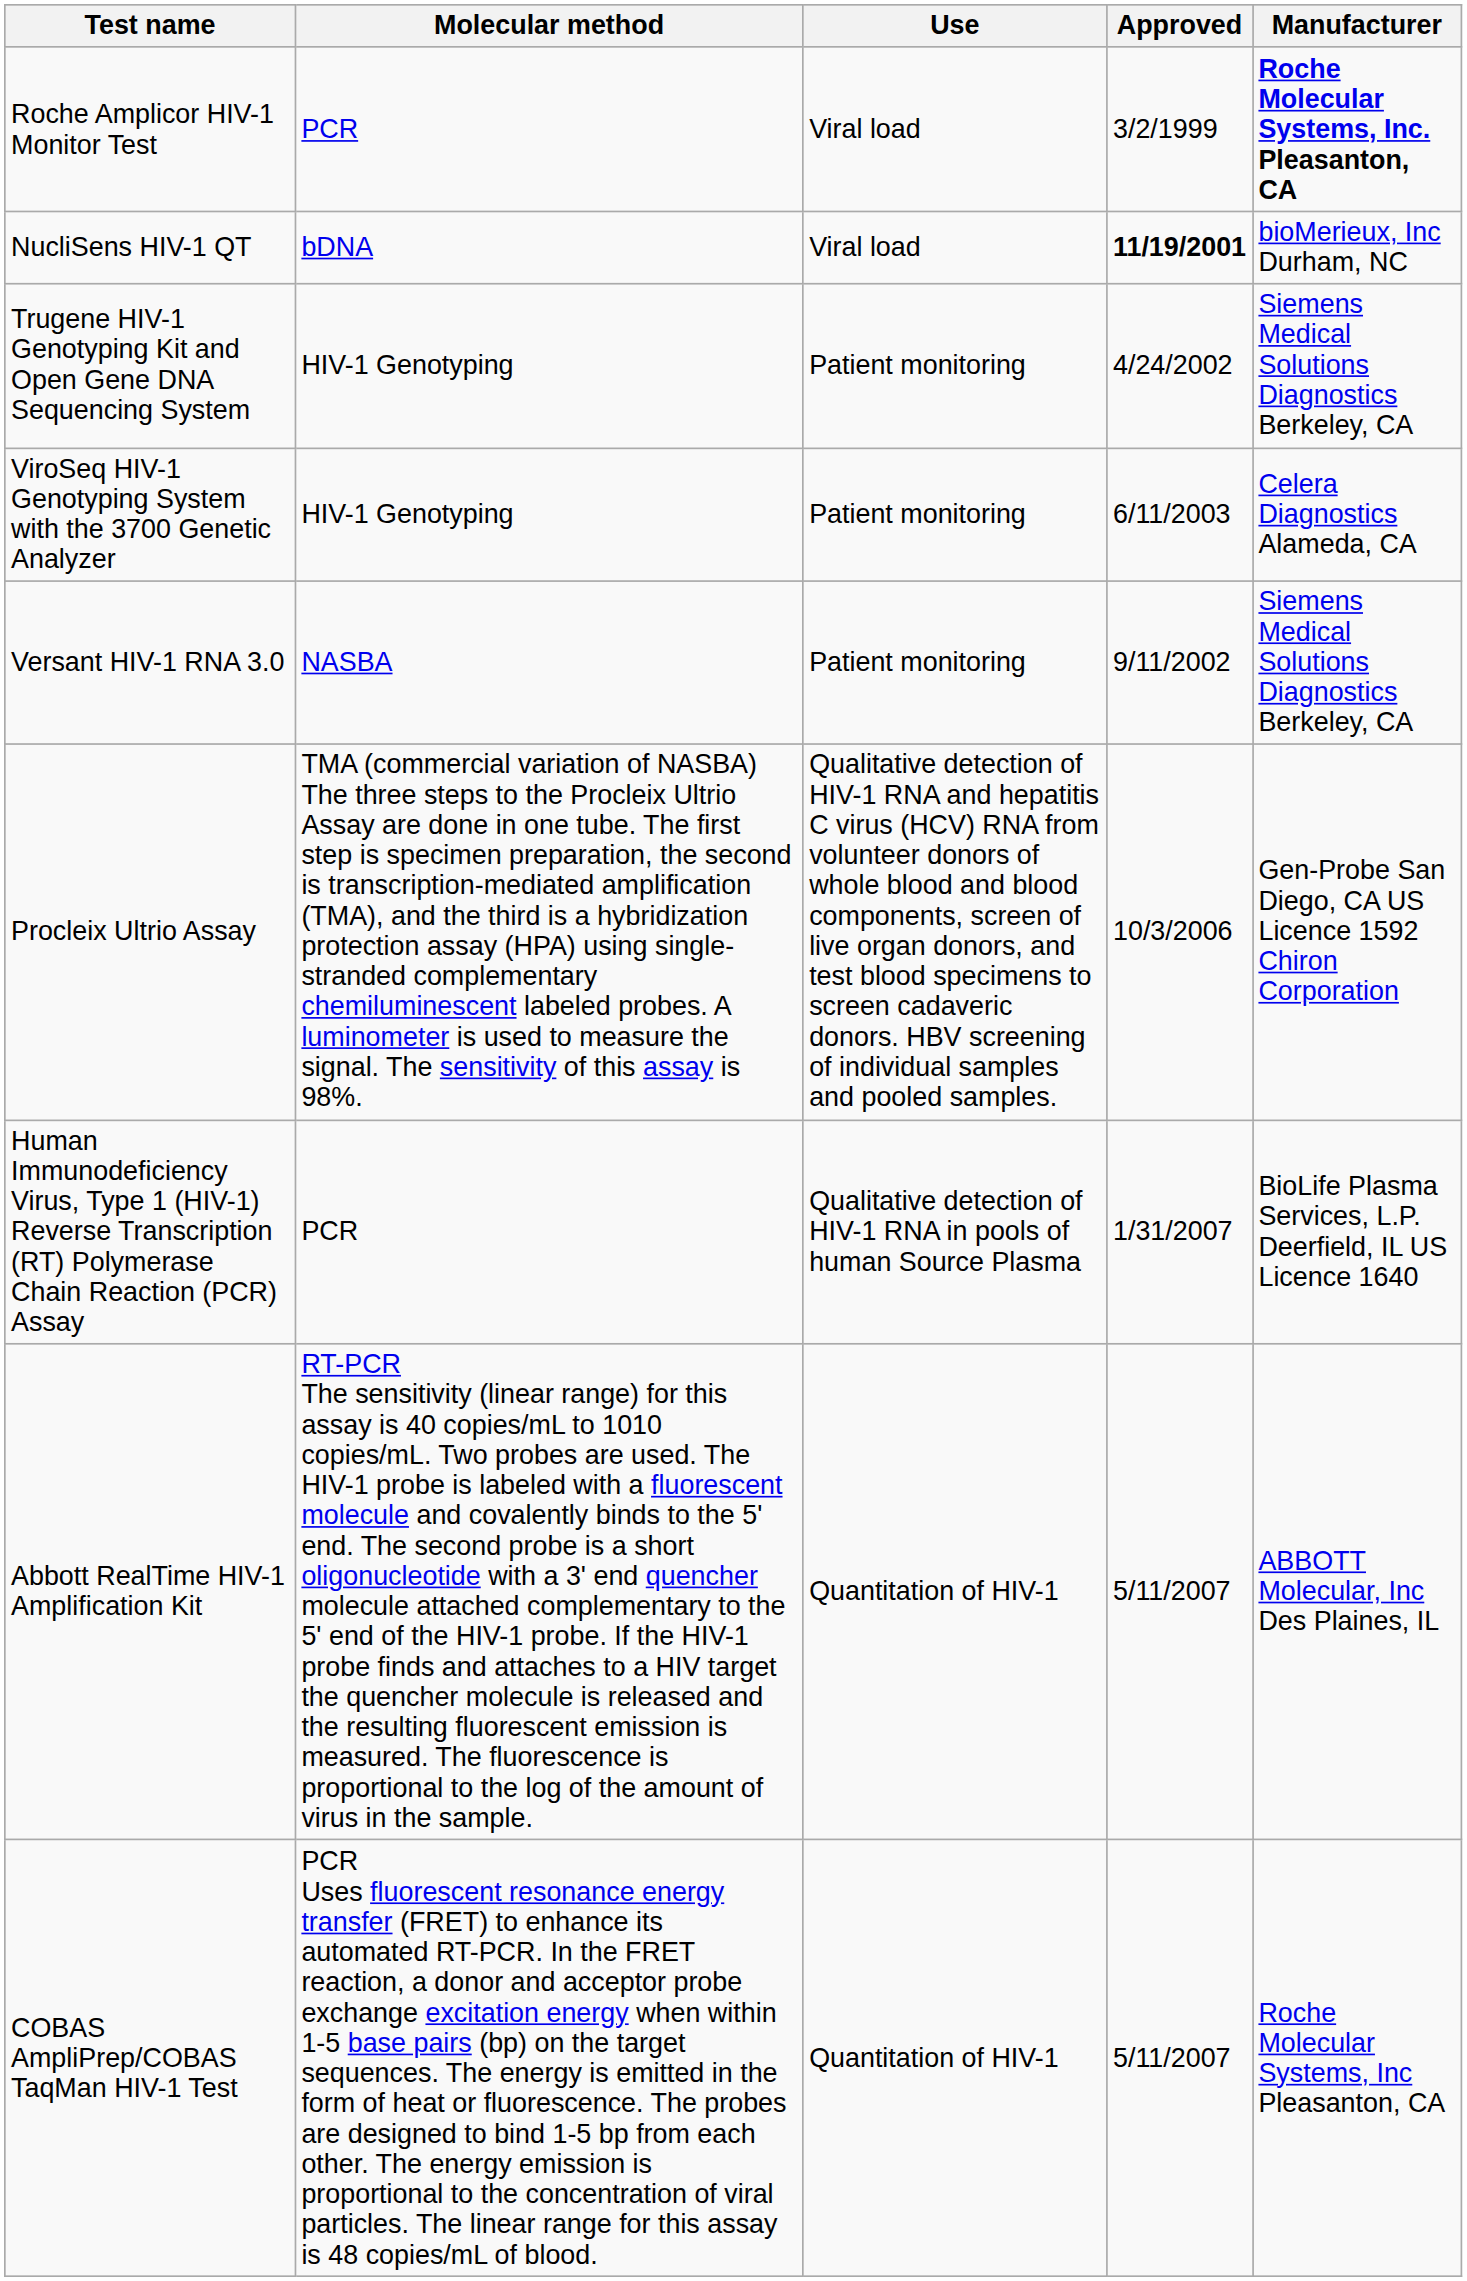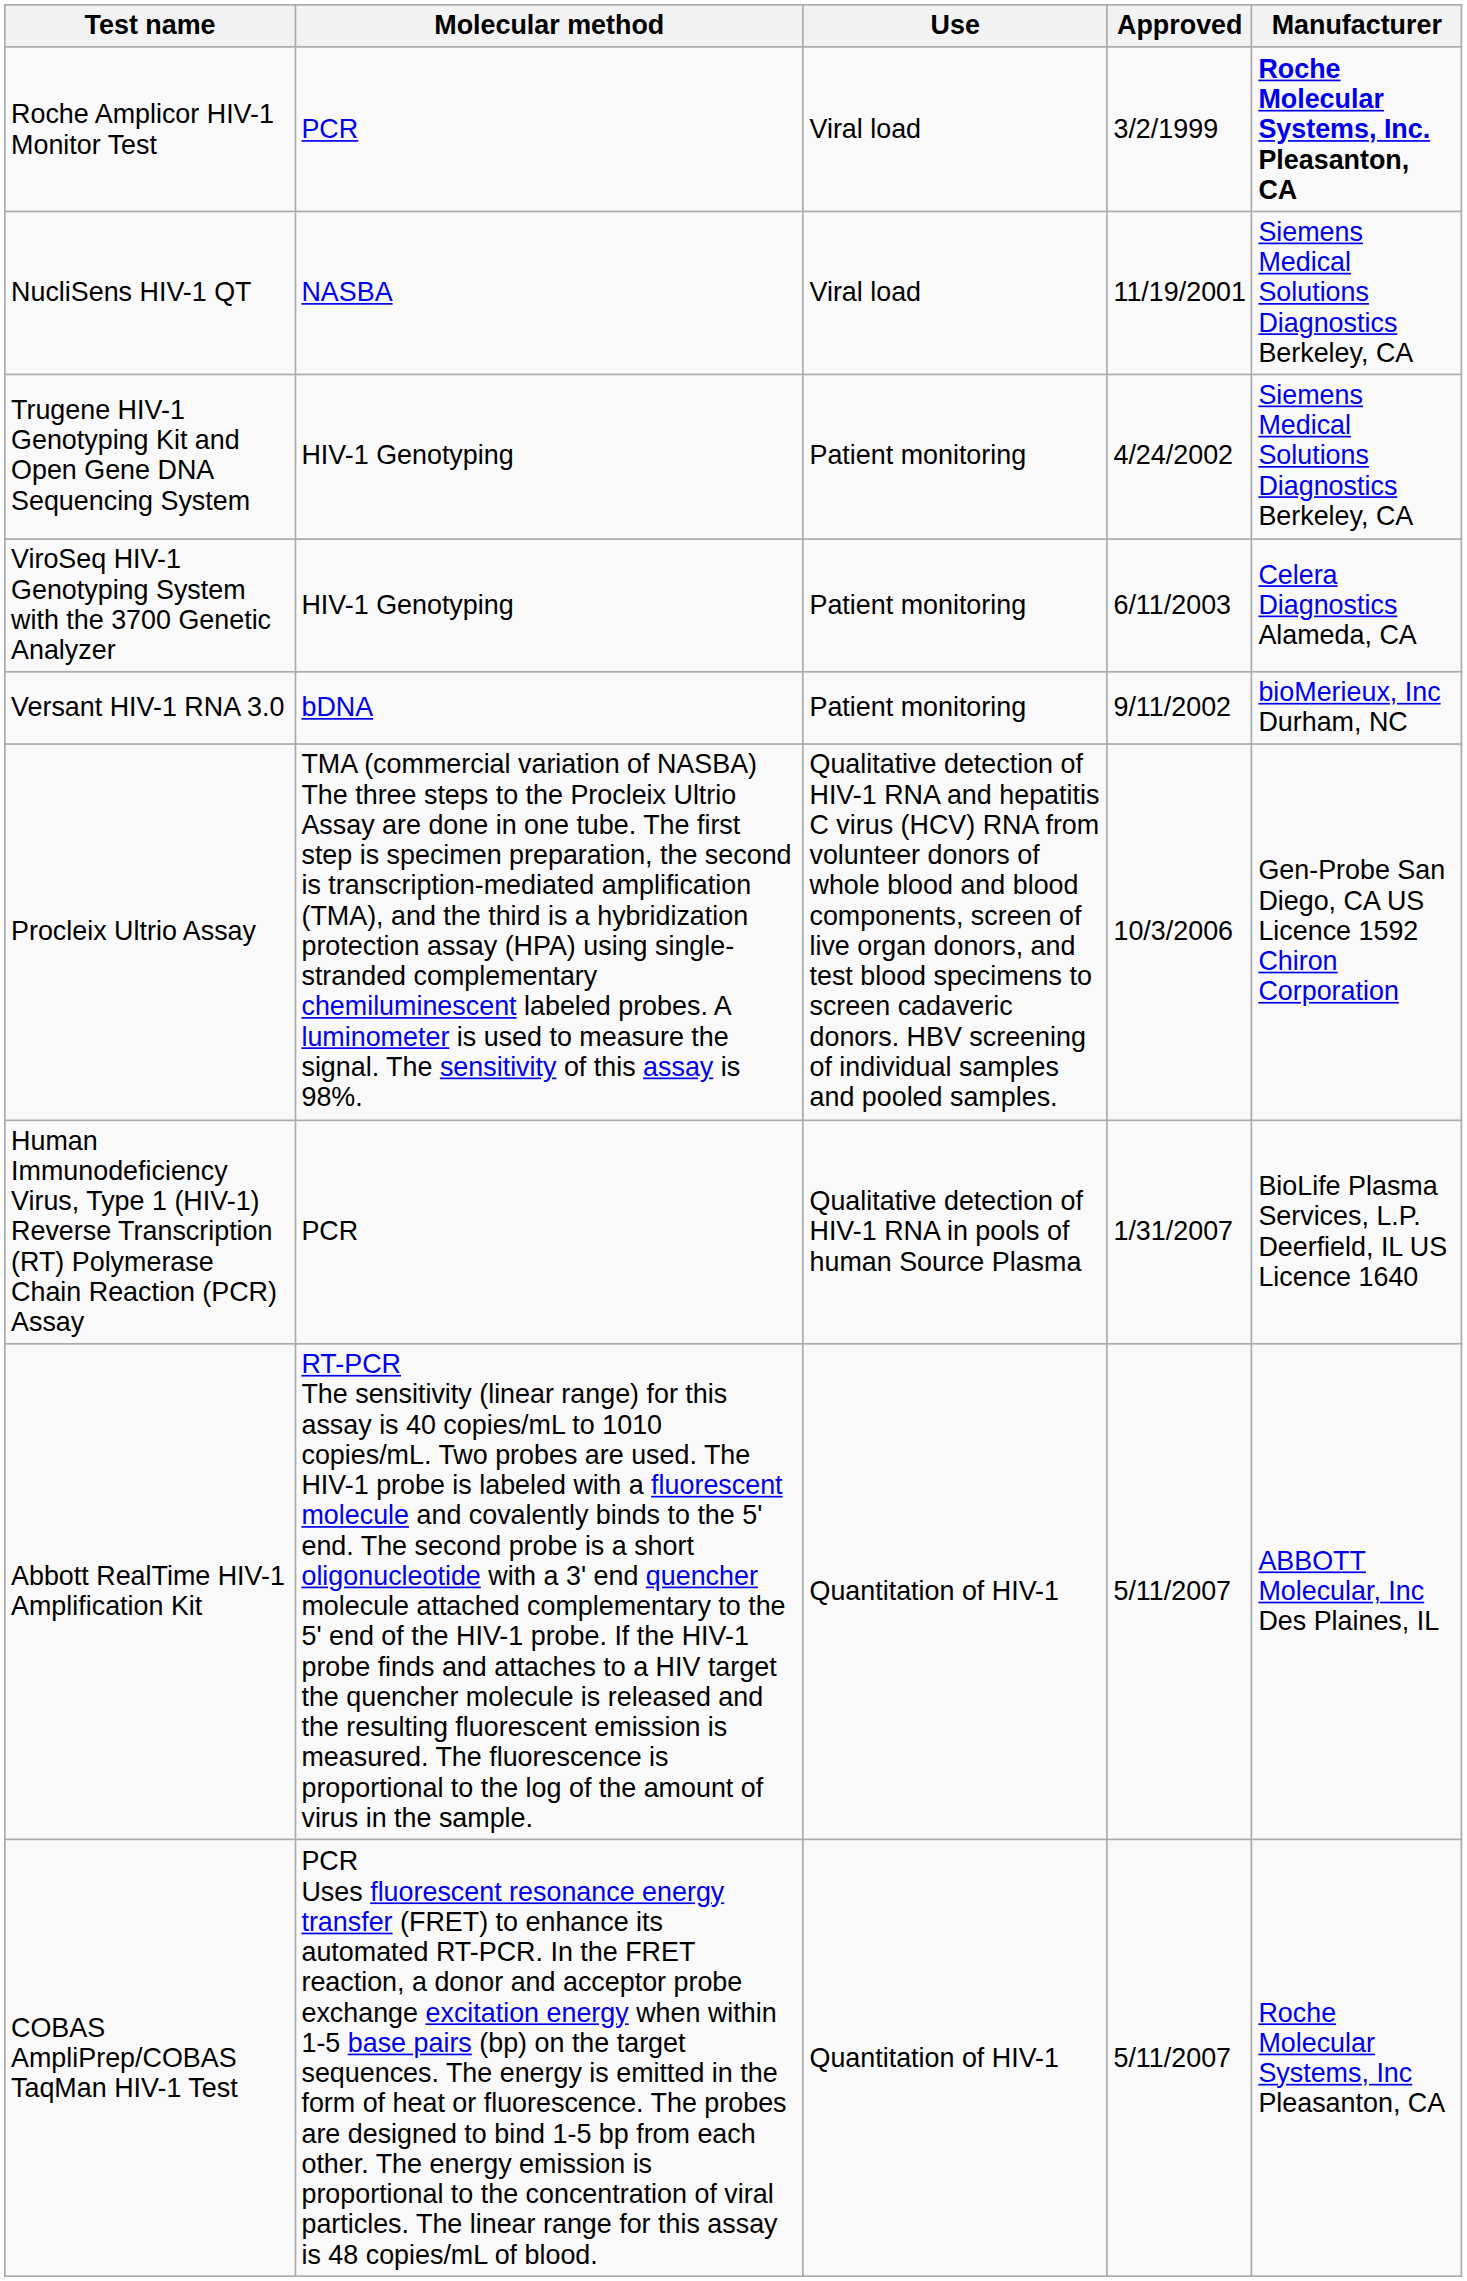(337, 247) bDNA -> (347, 292) NASBA
(1180, 247) bold -> (1180, 292) normal
(1350, 247) bioMerieux, Inc Durham, NC -> (1336, 292) Siemens Medical Solutions Diagnostics Berkeley, CA
(347, 662) NASBA -> (337, 707) bDNA
(1336, 662) Siemens Medical Solutions Diagnostics Berkeley, CA -> (1350, 707) bioMerieux, Inc Durham, NC
